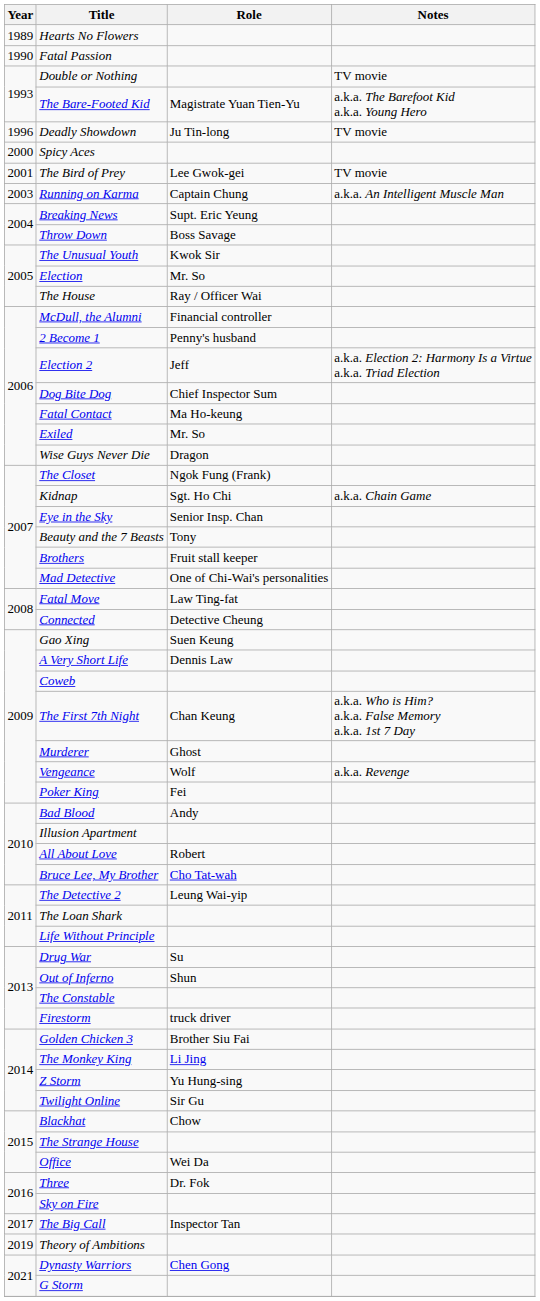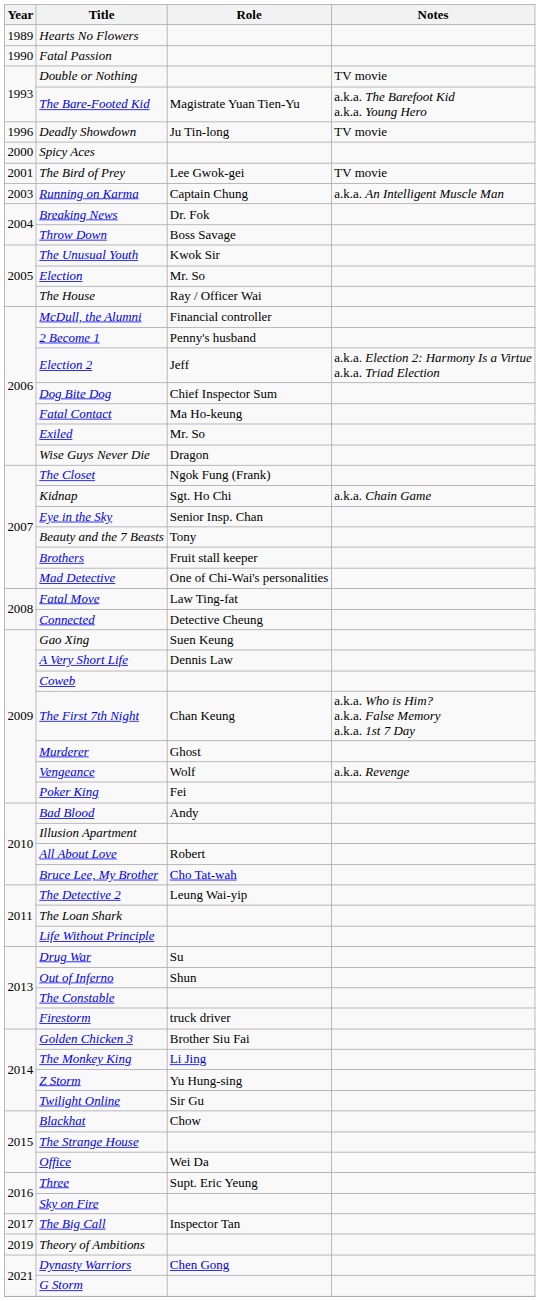(214, 214) Supt. Eric Yeung -> (190, 214) Dr. Fok
(190, 1182) Dr. Fok -> (214, 1182) Supt. Eric Yeung
